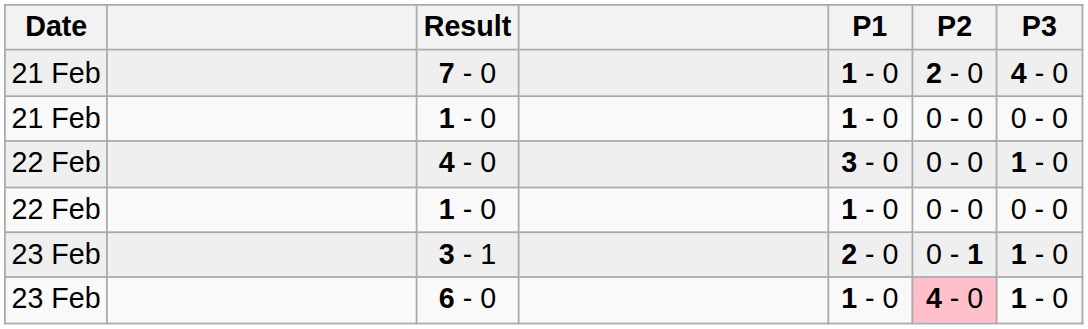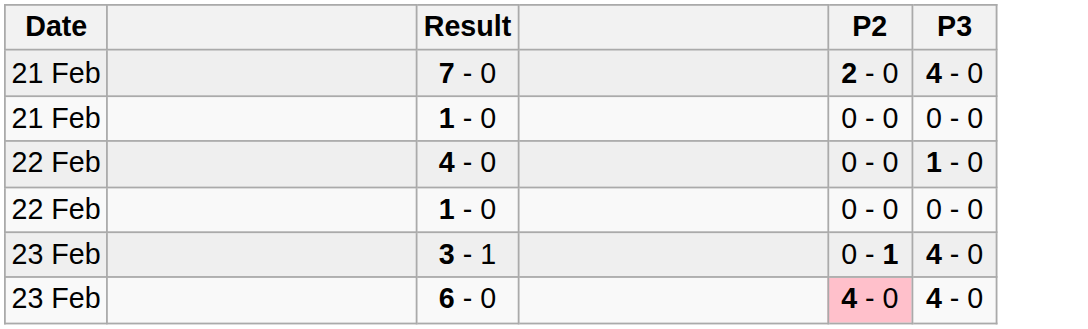- column: (870, 27)
(1039, 254) 1 - 0 -> (955, 254) 4 - 0
(1039, 299) 1 - 0 -> (955, 299) 4 - 0
